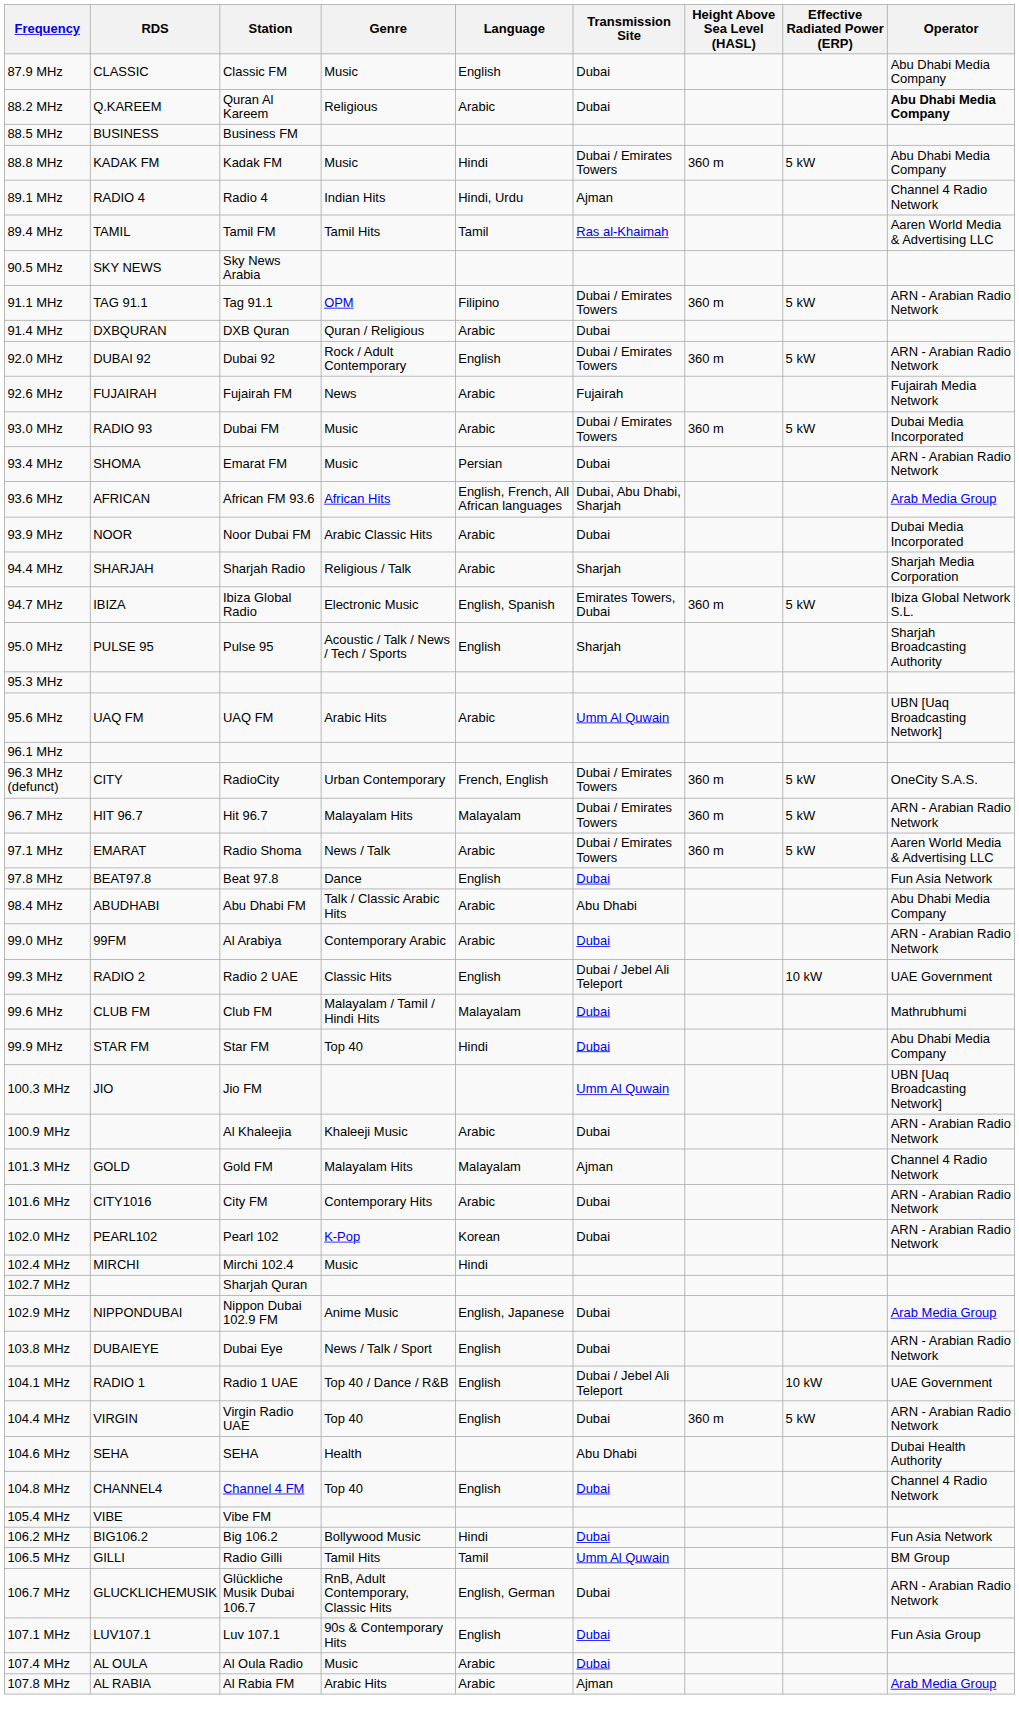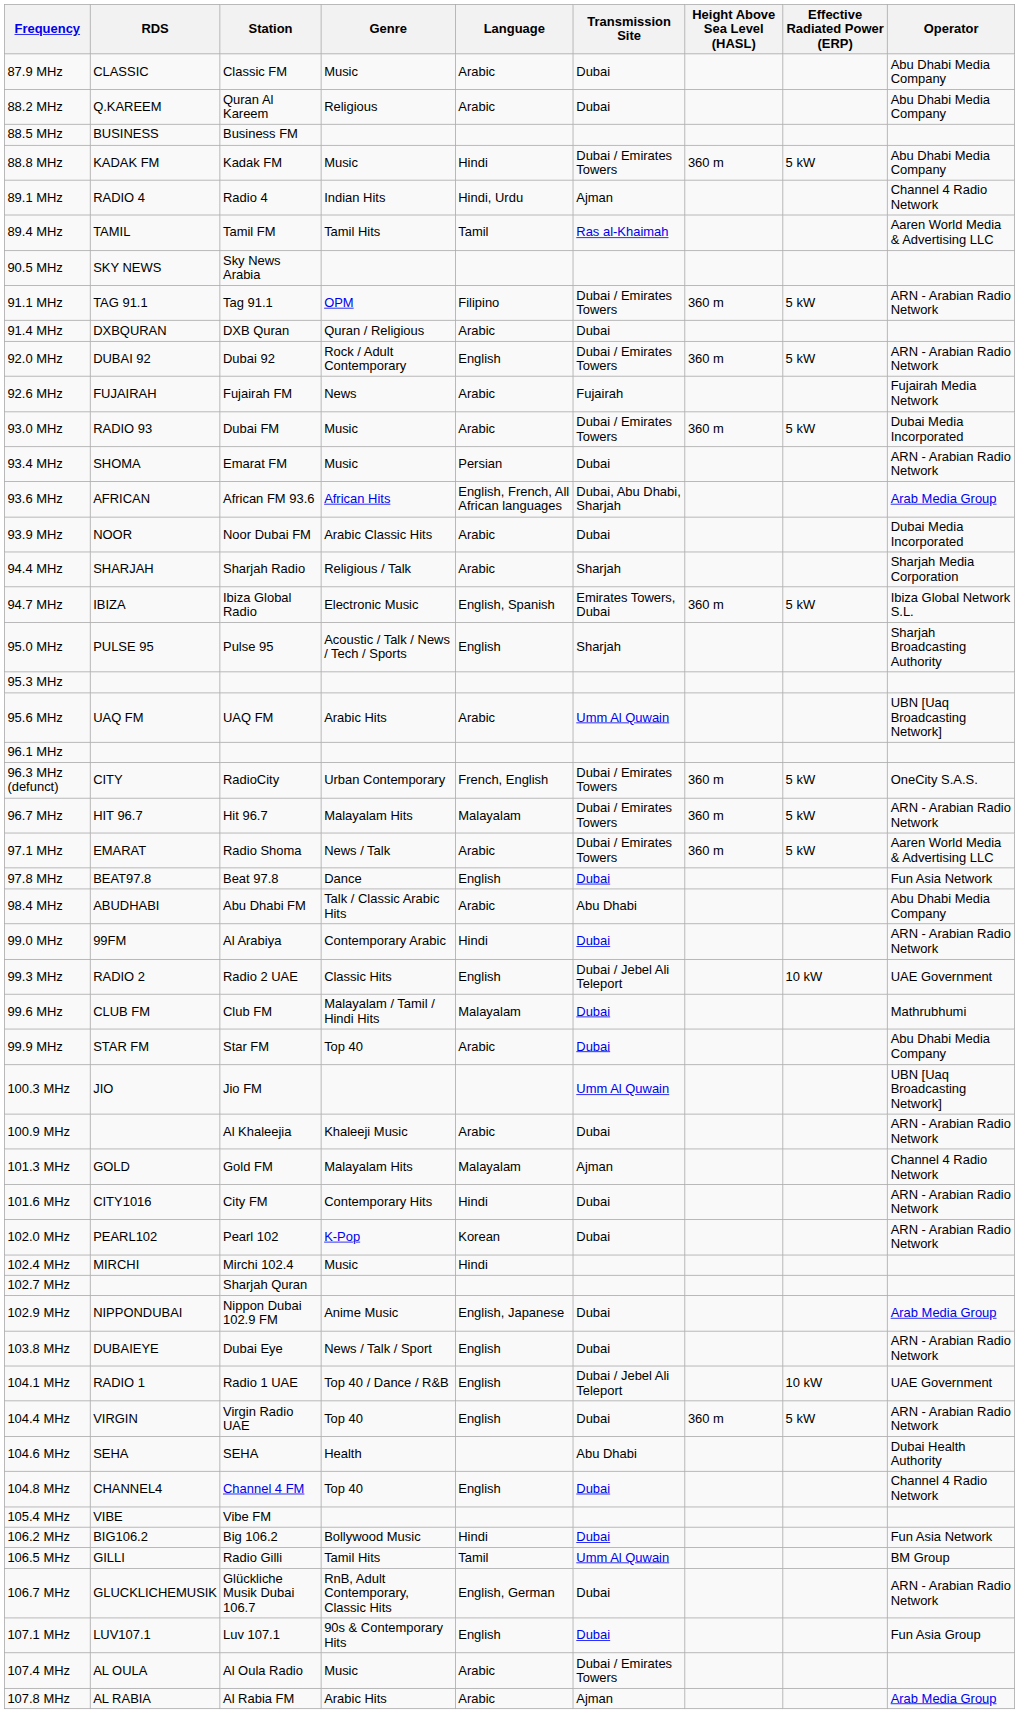(480, 71) English -> (477, 71) Arabic
(943, 106) bold -> (940, 106) normal
(477, 941) Arabic -> (473, 941) Hindi
(473, 1046) Hindi -> (477, 1046) Arabic
(477, 1202) Arabic -> (473, 1202) Hindi
(593, 1663) Dubai -> (624, 1670) Dubai / Emirates Towers
